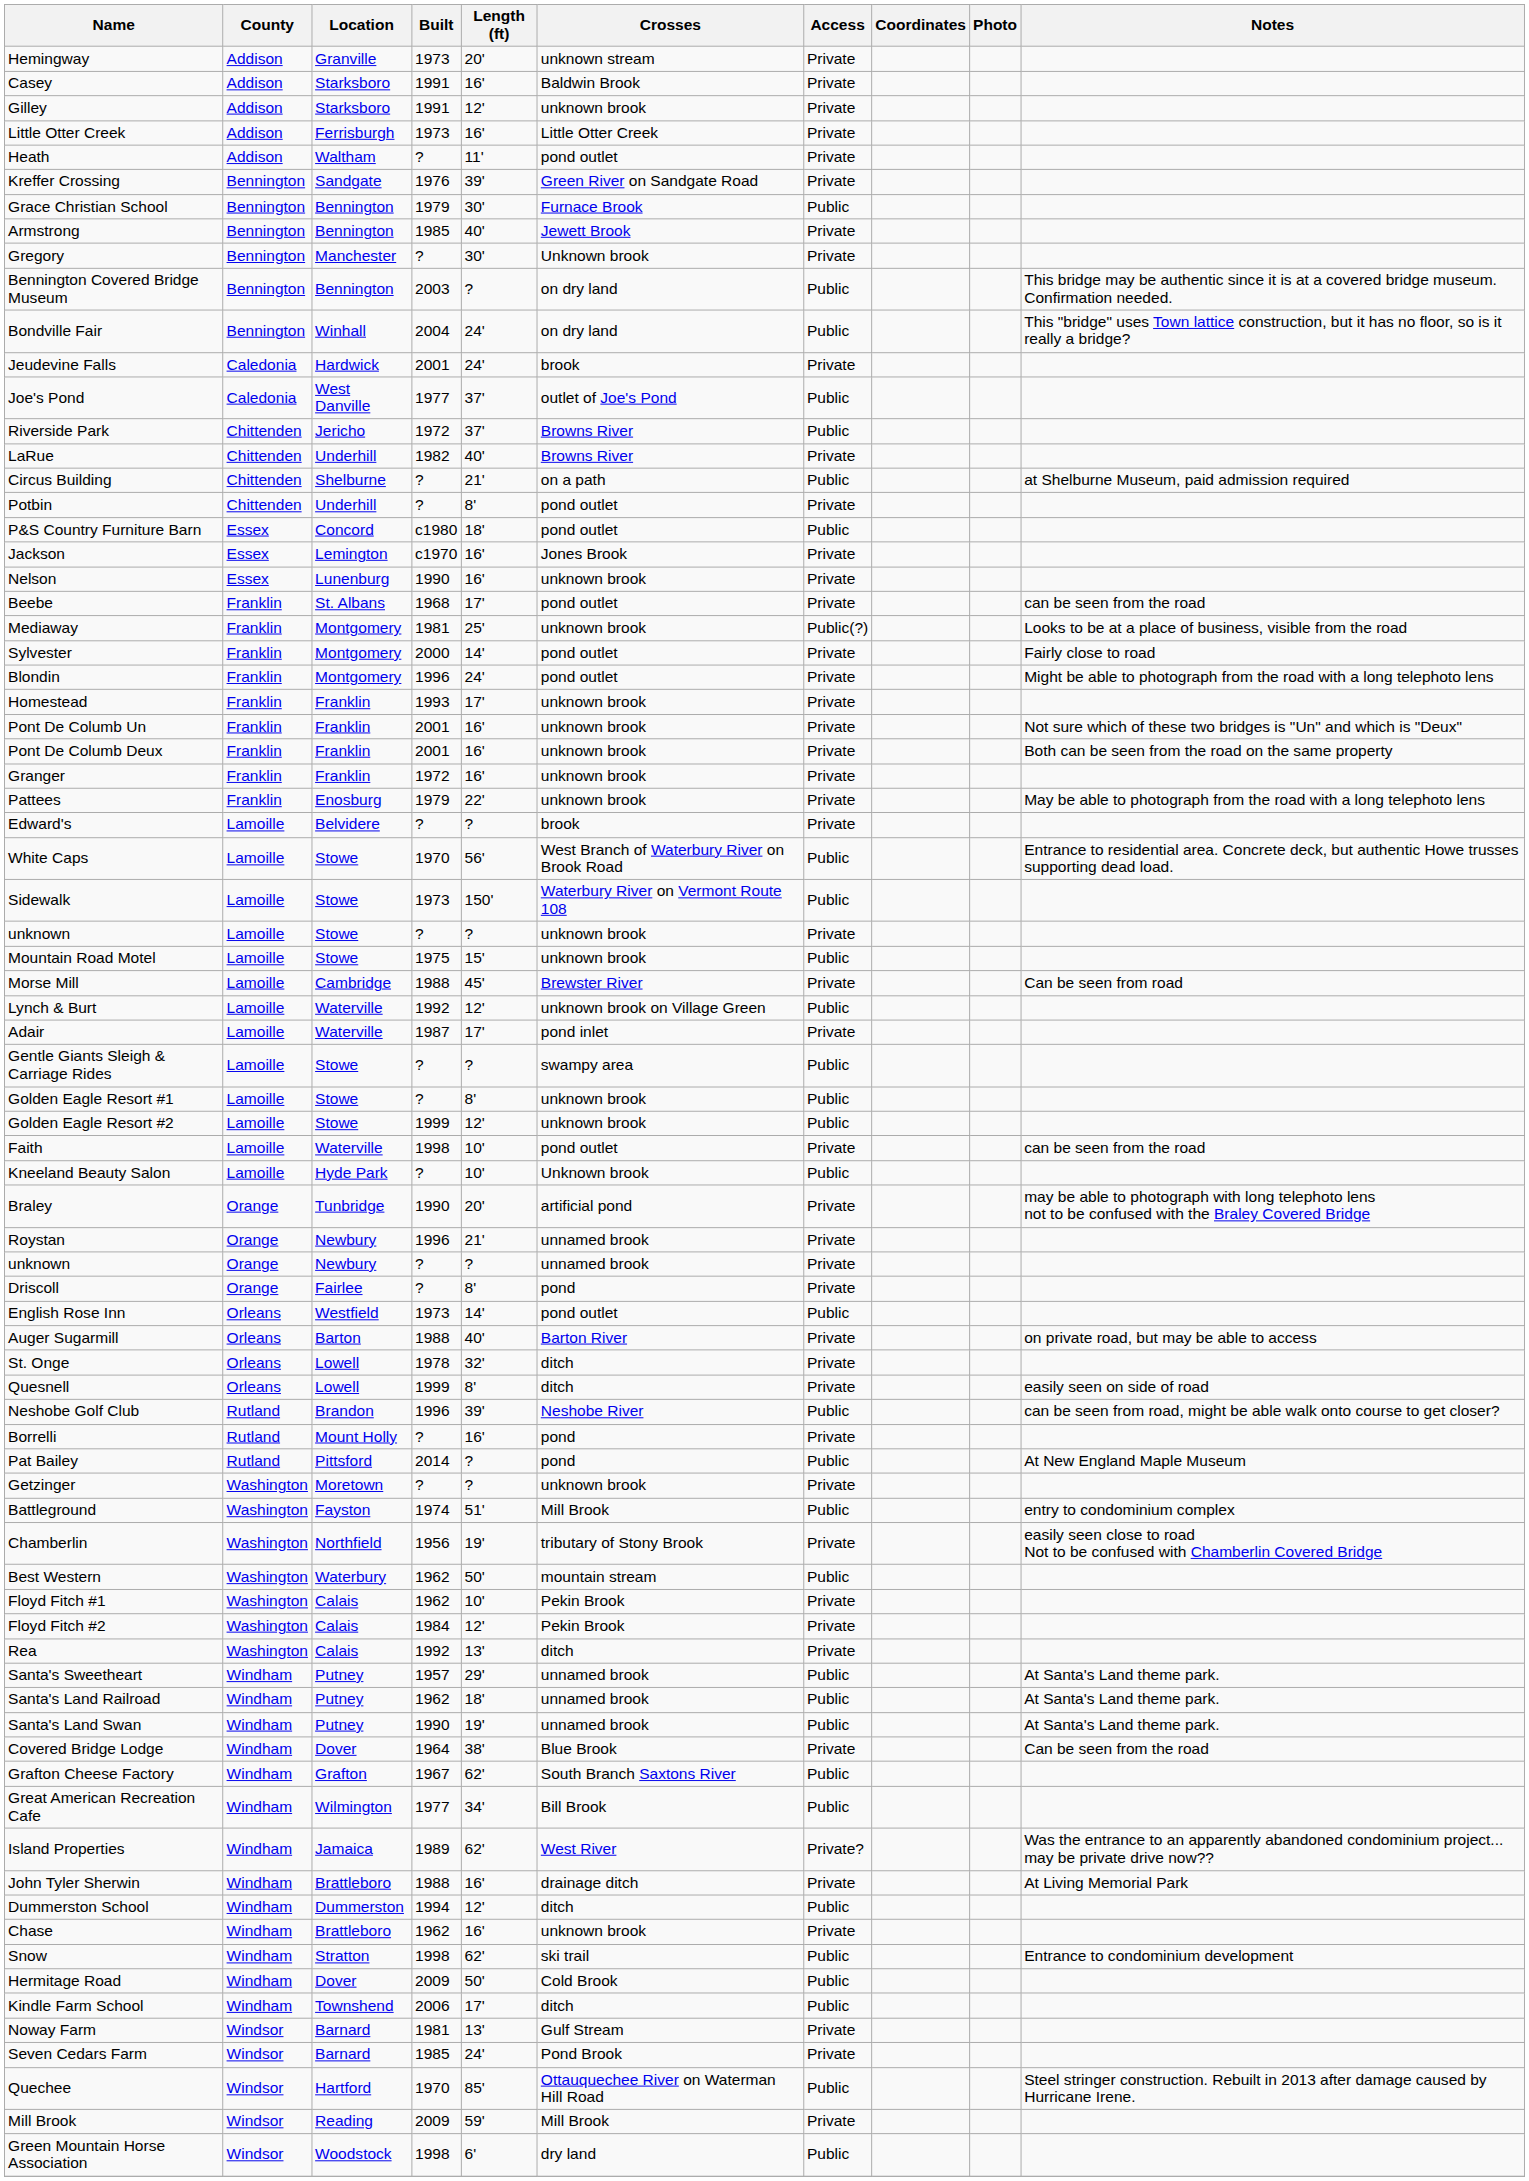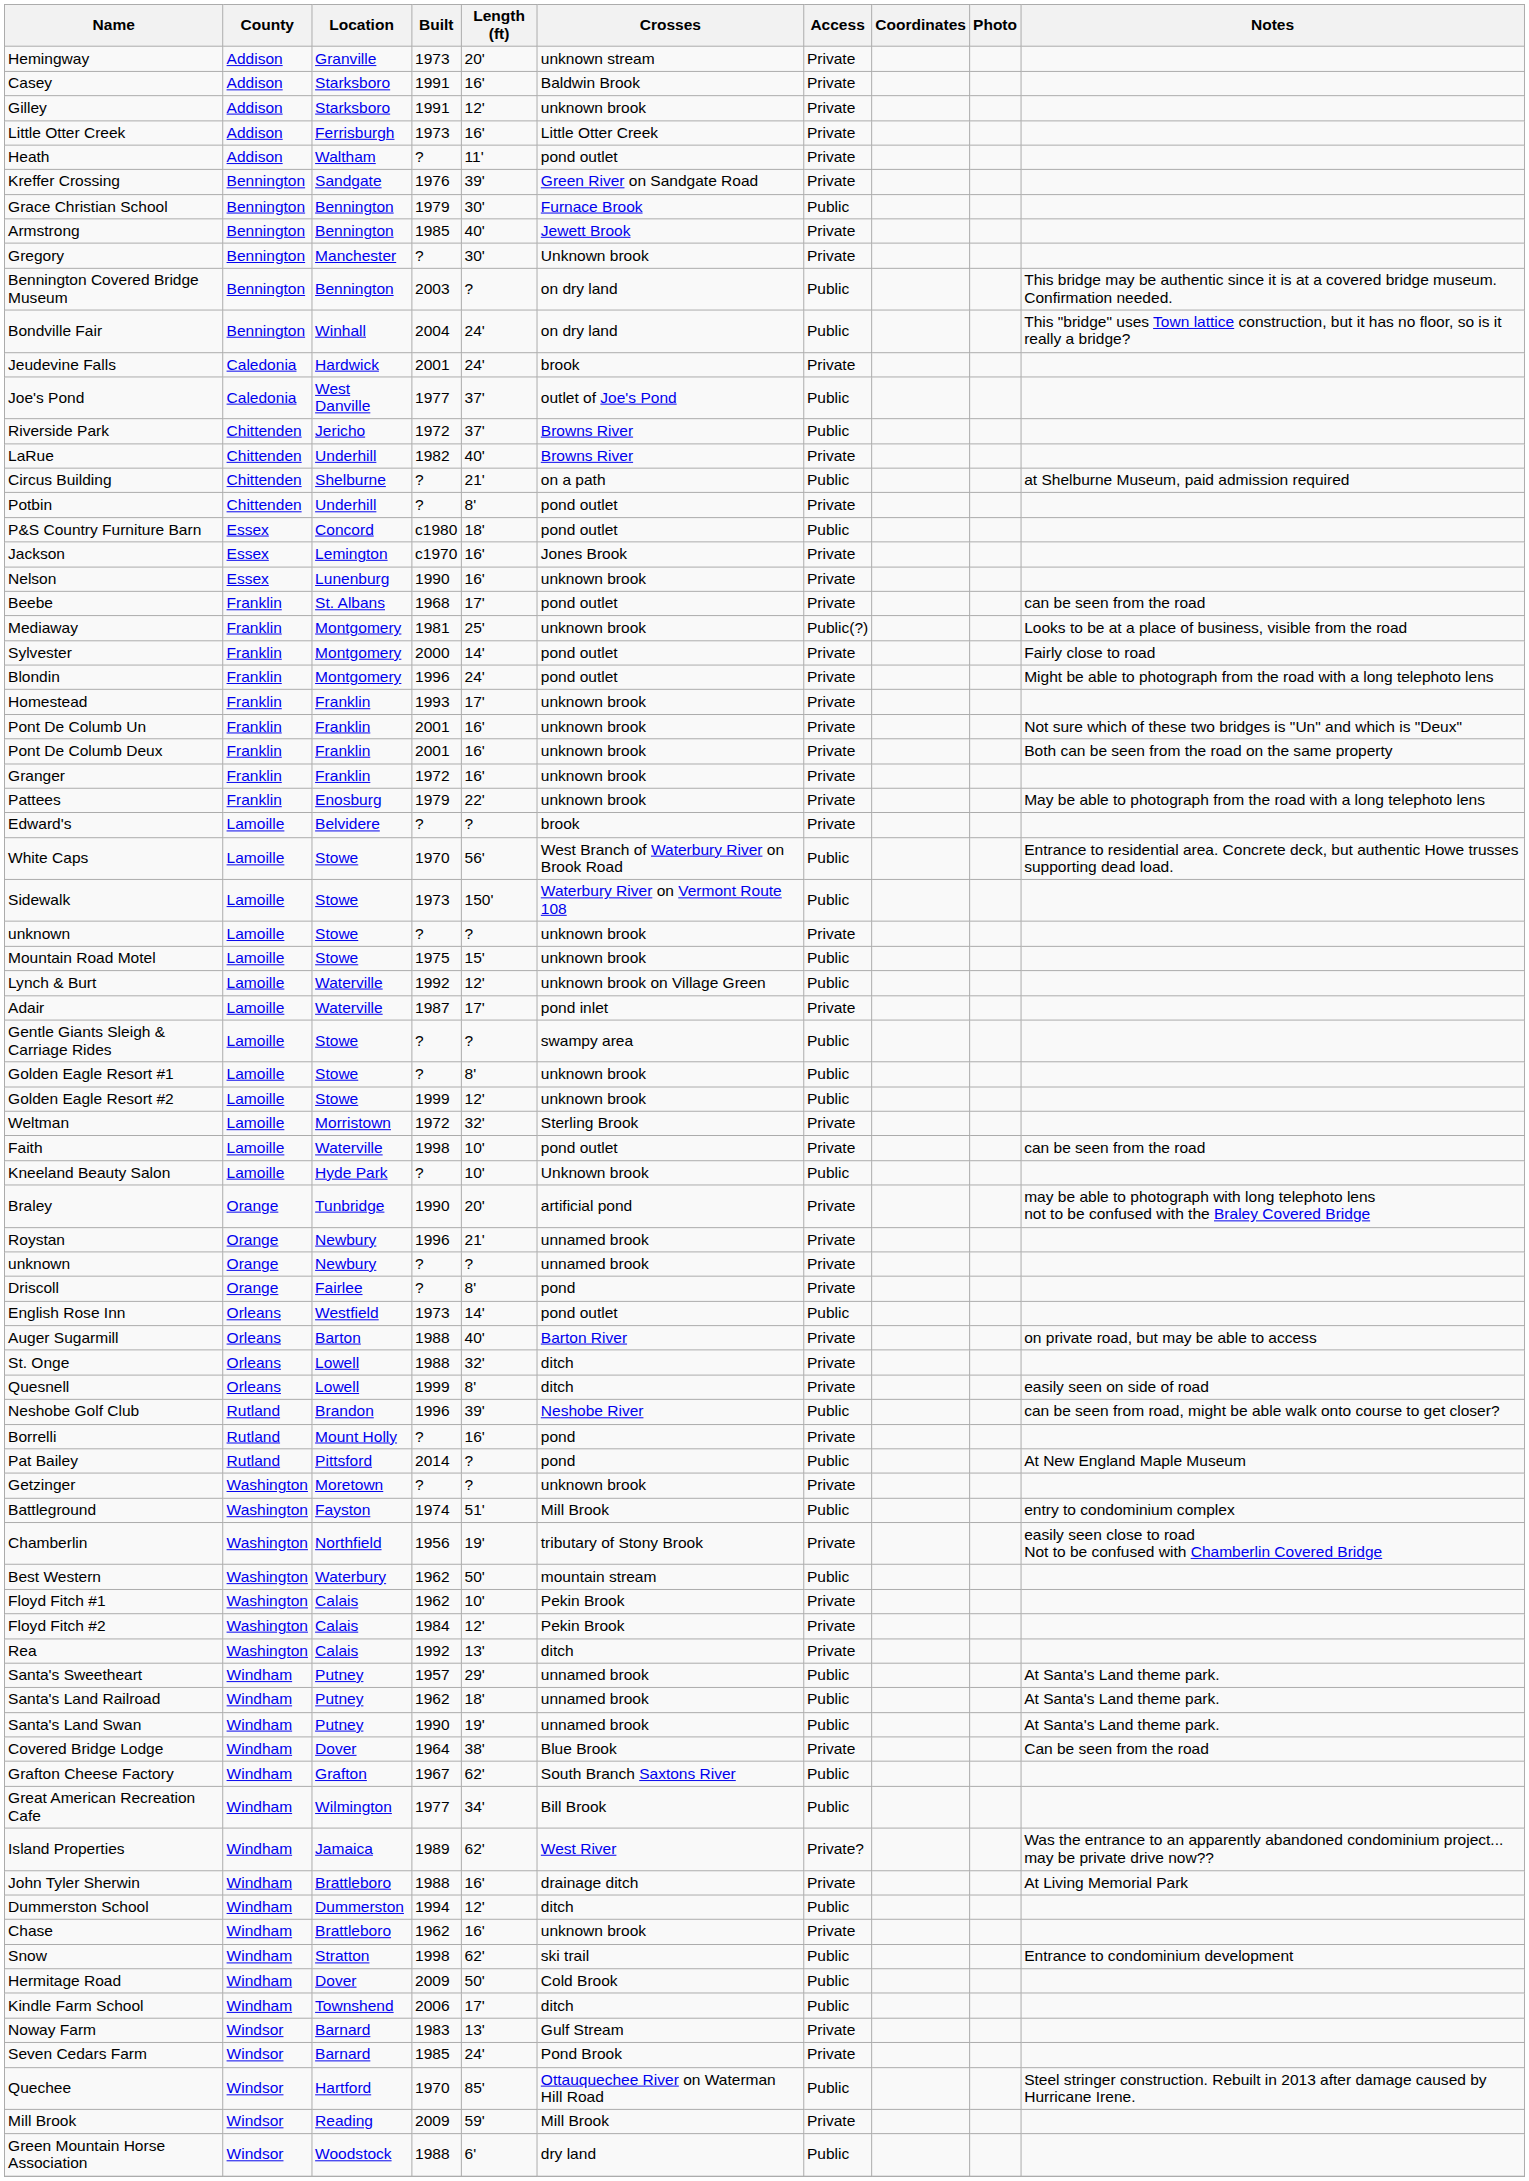- row: (43, 983)
+ row: (39, 1123)
(432, 1362) 1978 -> (432, 1362) 1988
(432, 2030) 1981 -> (432, 2030) 1983
(432, 2154) 1998 -> (432, 2154) 1988
